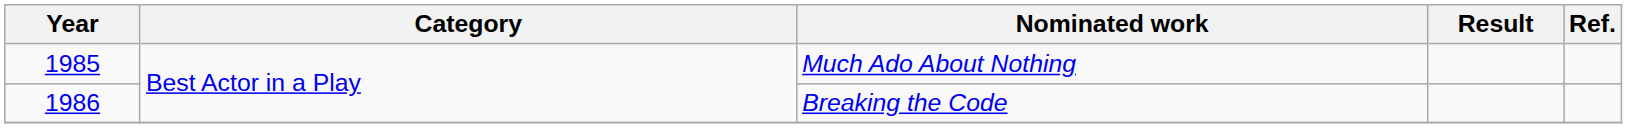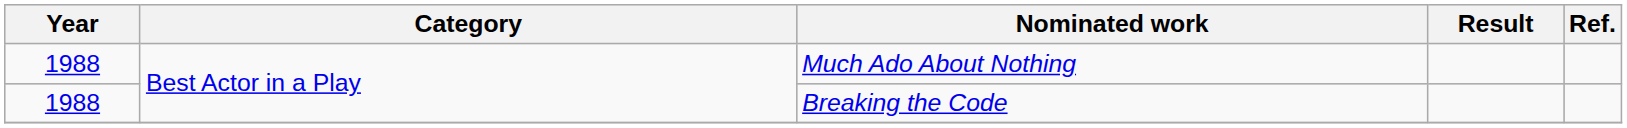(72, 63) 1985 -> (72, 63) 1988
(72, 102) 1986 -> (72, 102) 1988
